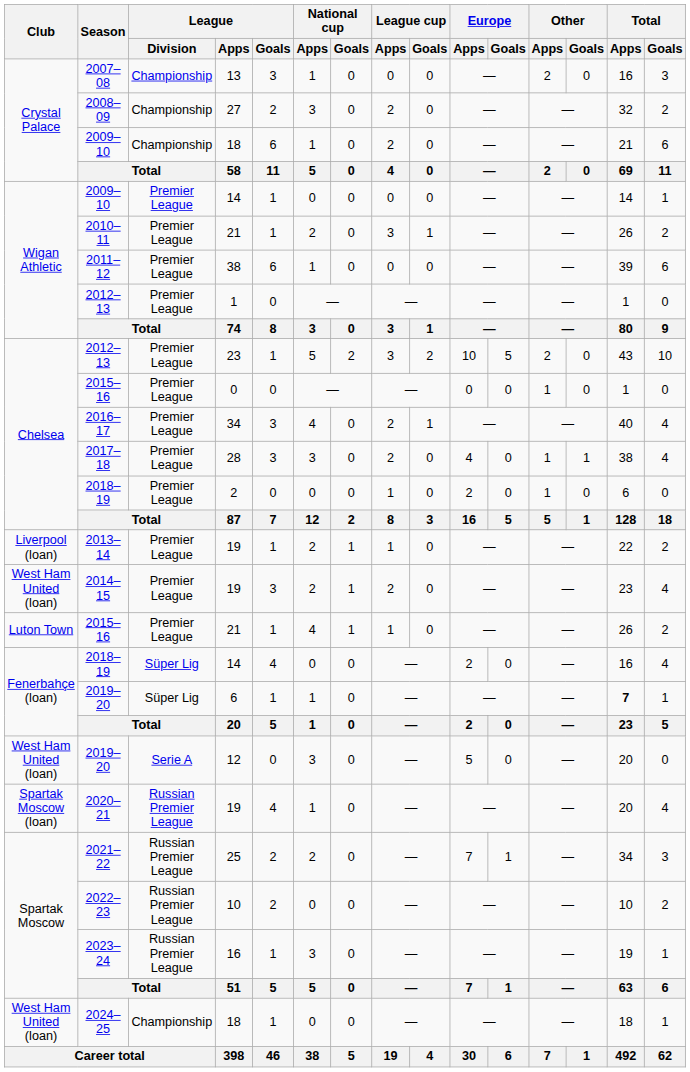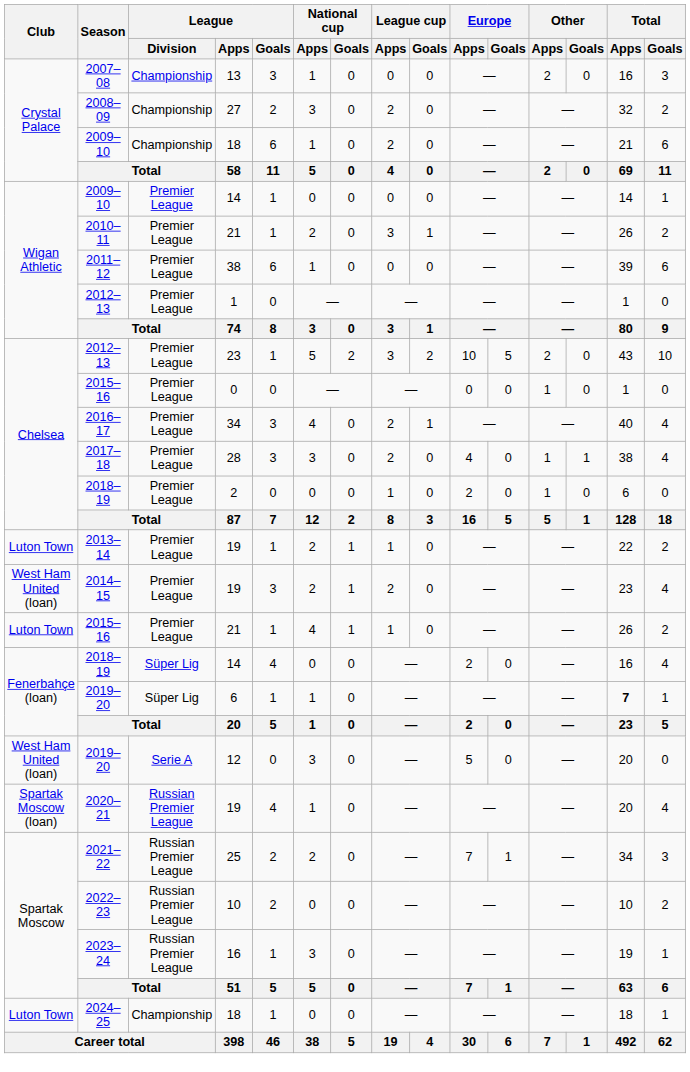(41, 547) Liverpool (loan) -> (41, 547) Luton Town
(41, 1022) West Ham United (loan) -> (41, 1015) Luton Town
